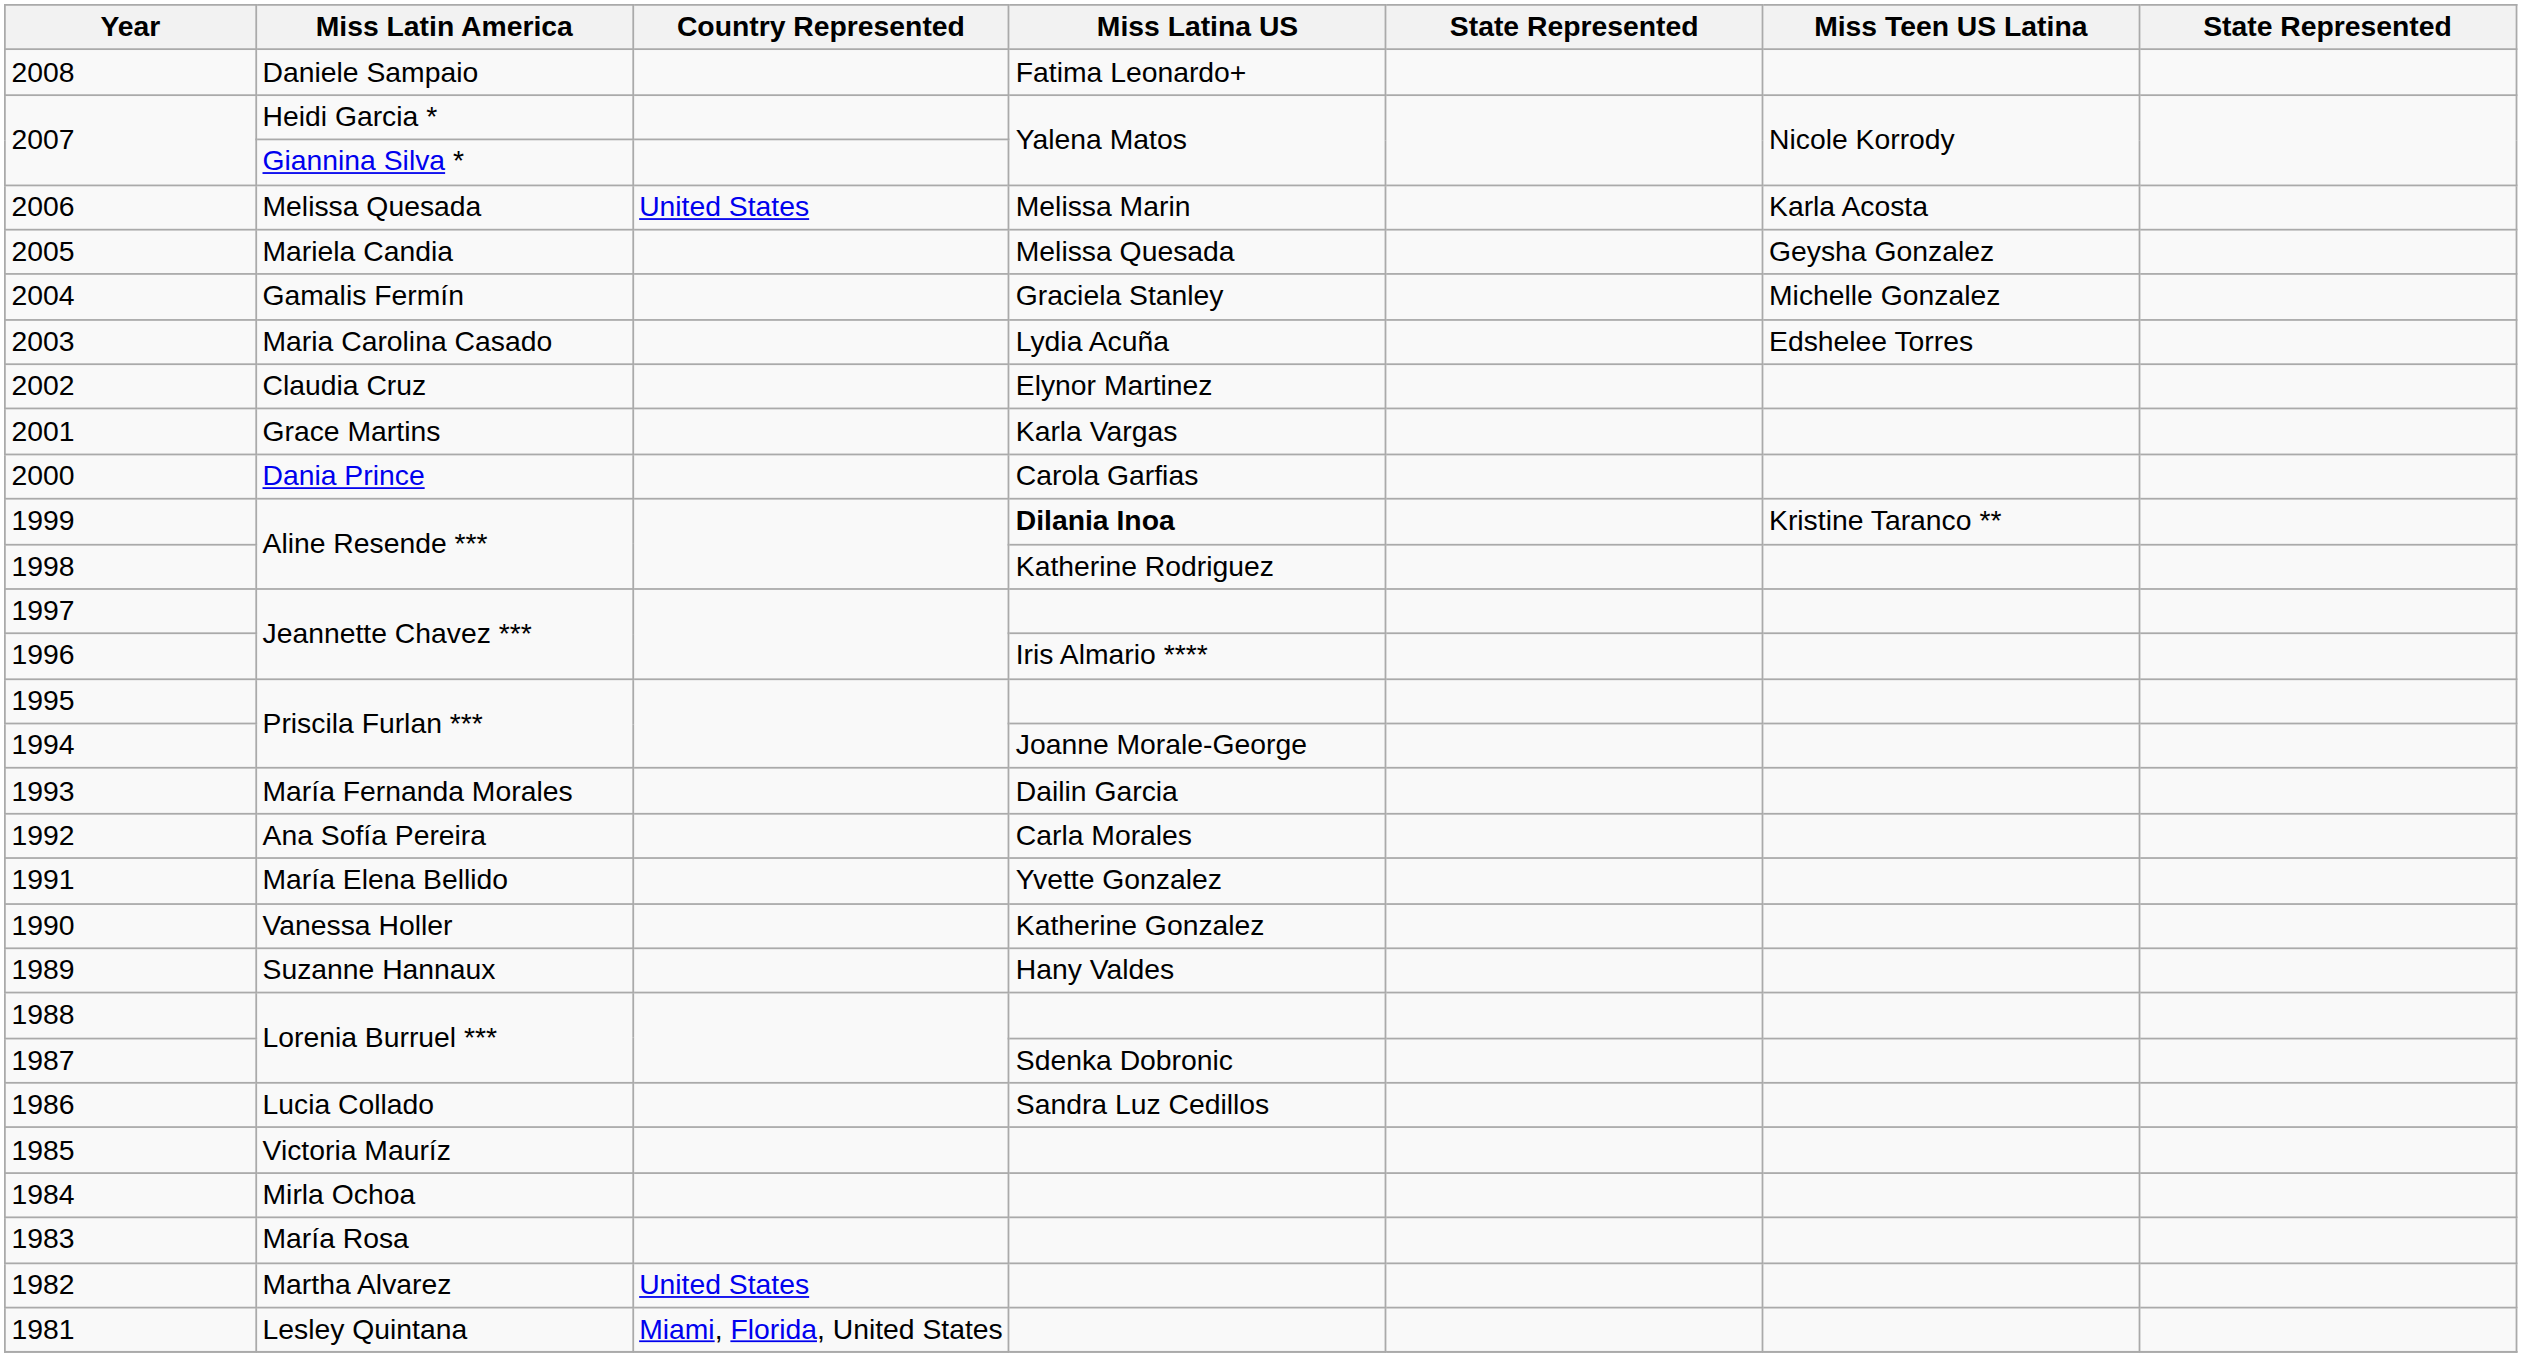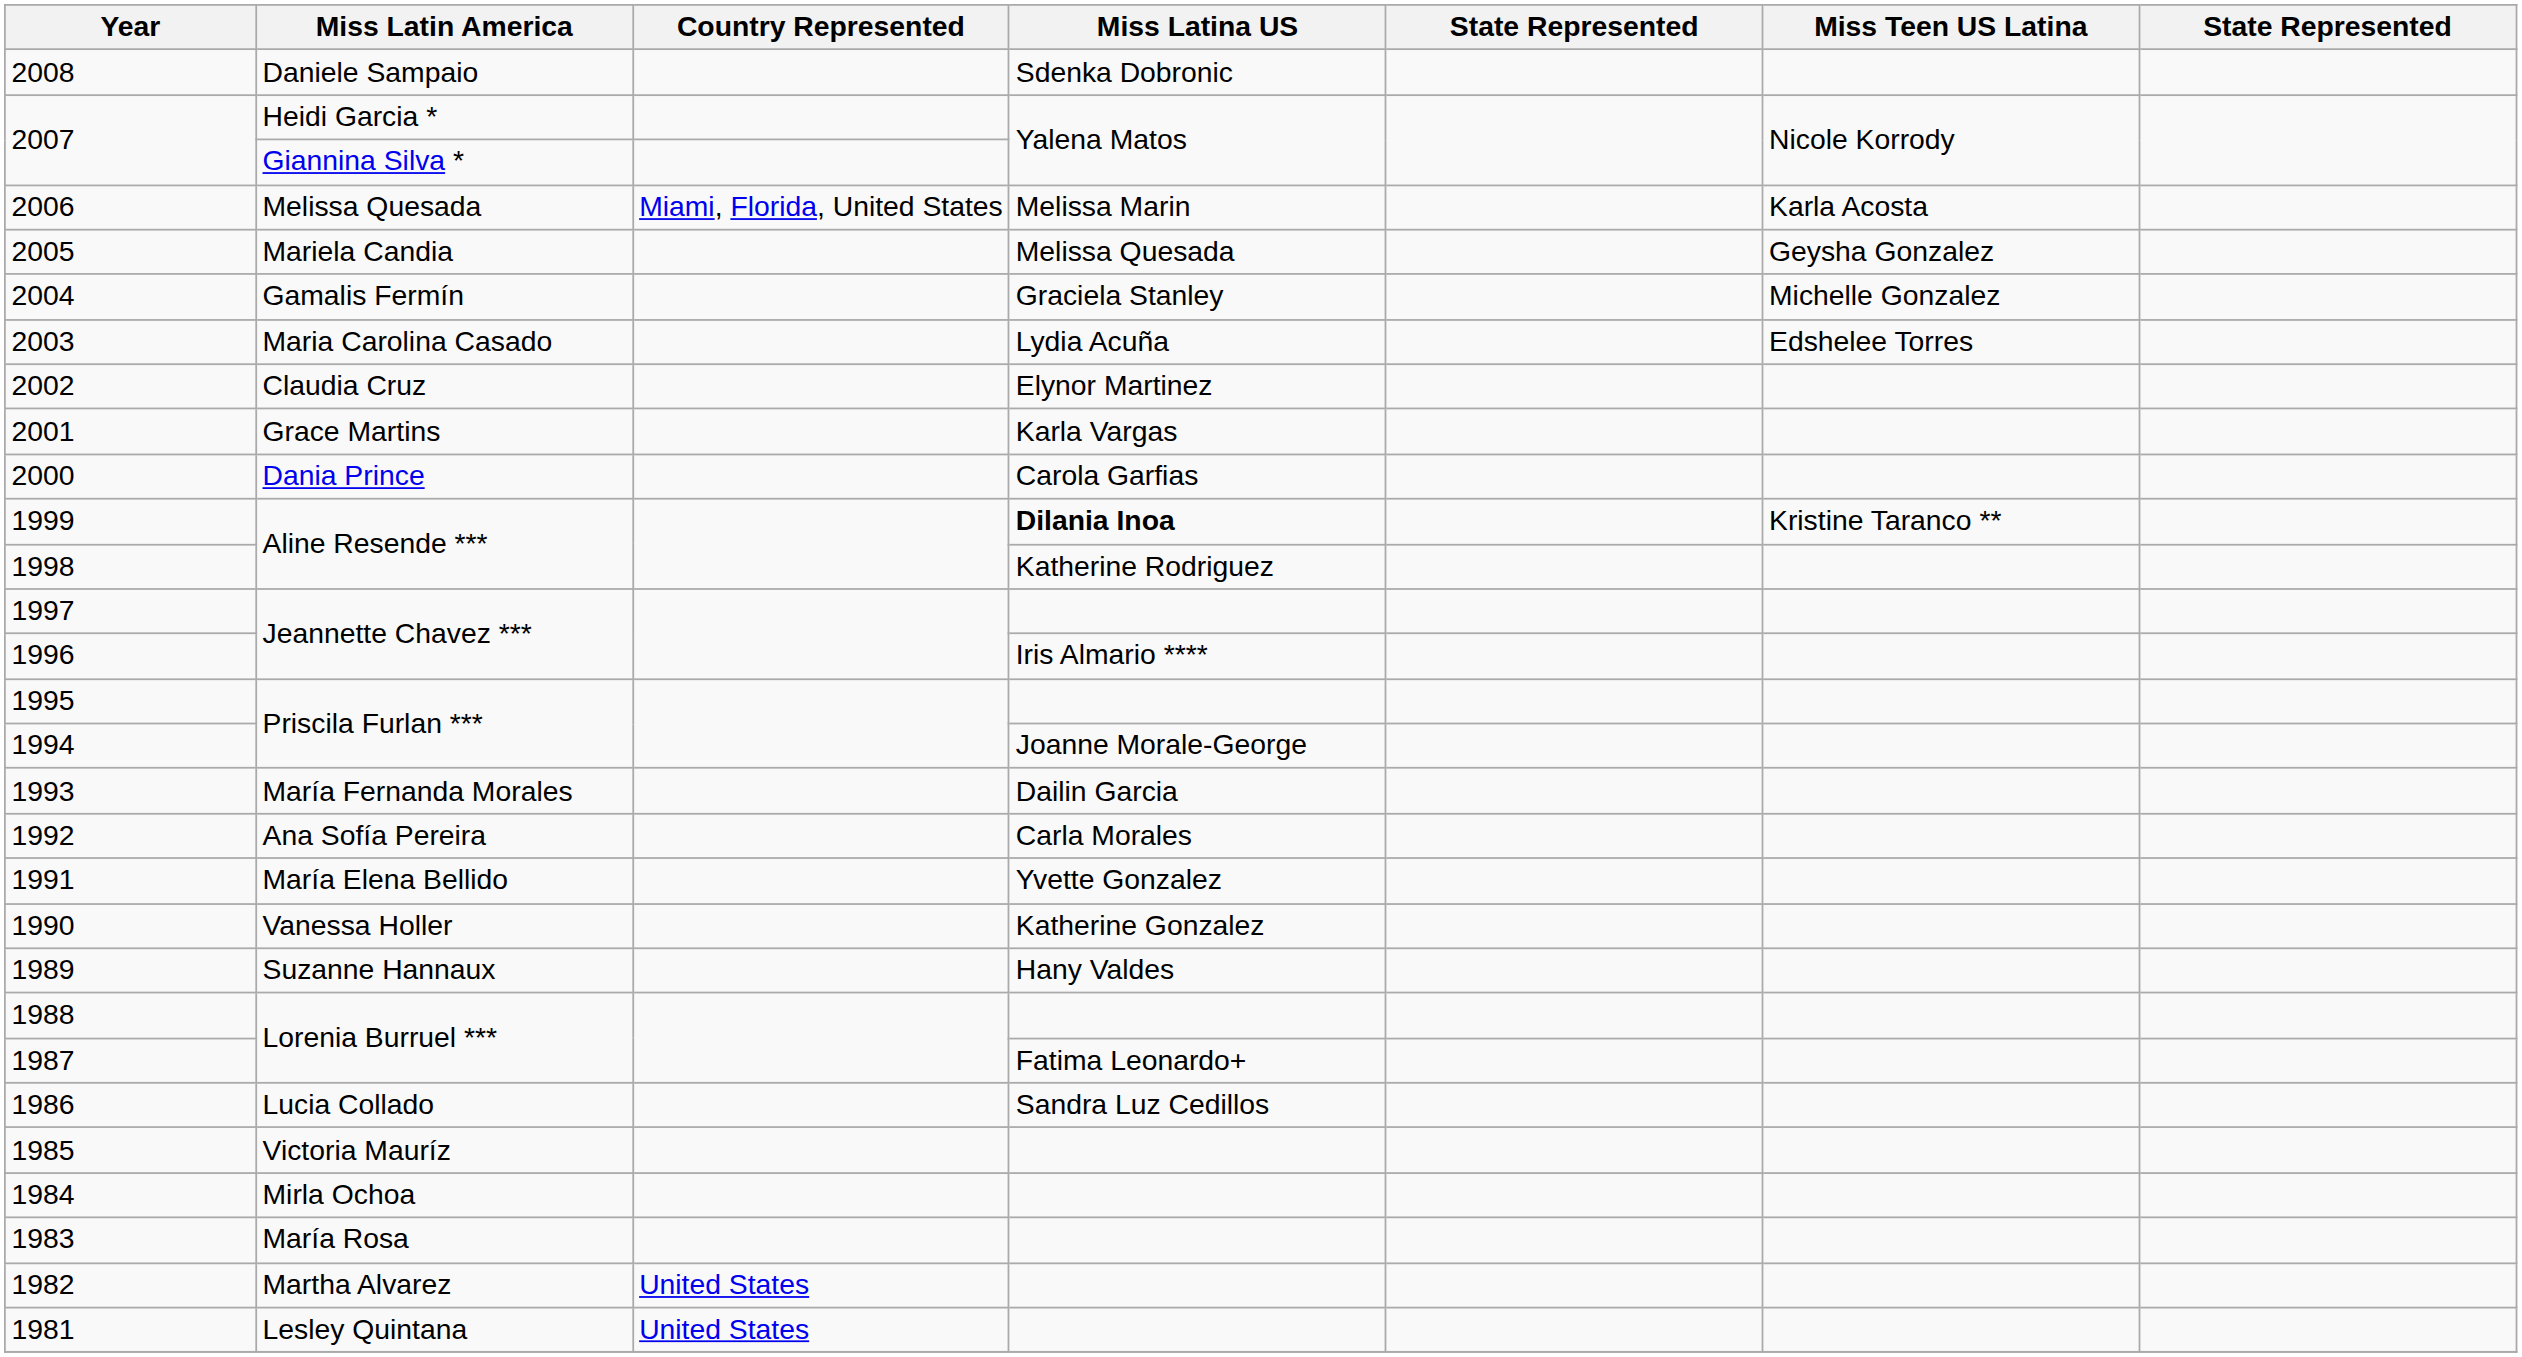(1131, 71) Fatima Leonardo+ -> (1124, 71) Sdenka Dobronic
(724, 206) United States -> (821, 206) Miami, Florida, United States
(1124, 1059) Sdenka Dobronic -> (1131, 1059) Fatima Leonardo+
(821, 1329) Miami, Florida, United States -> (724, 1329) United States
